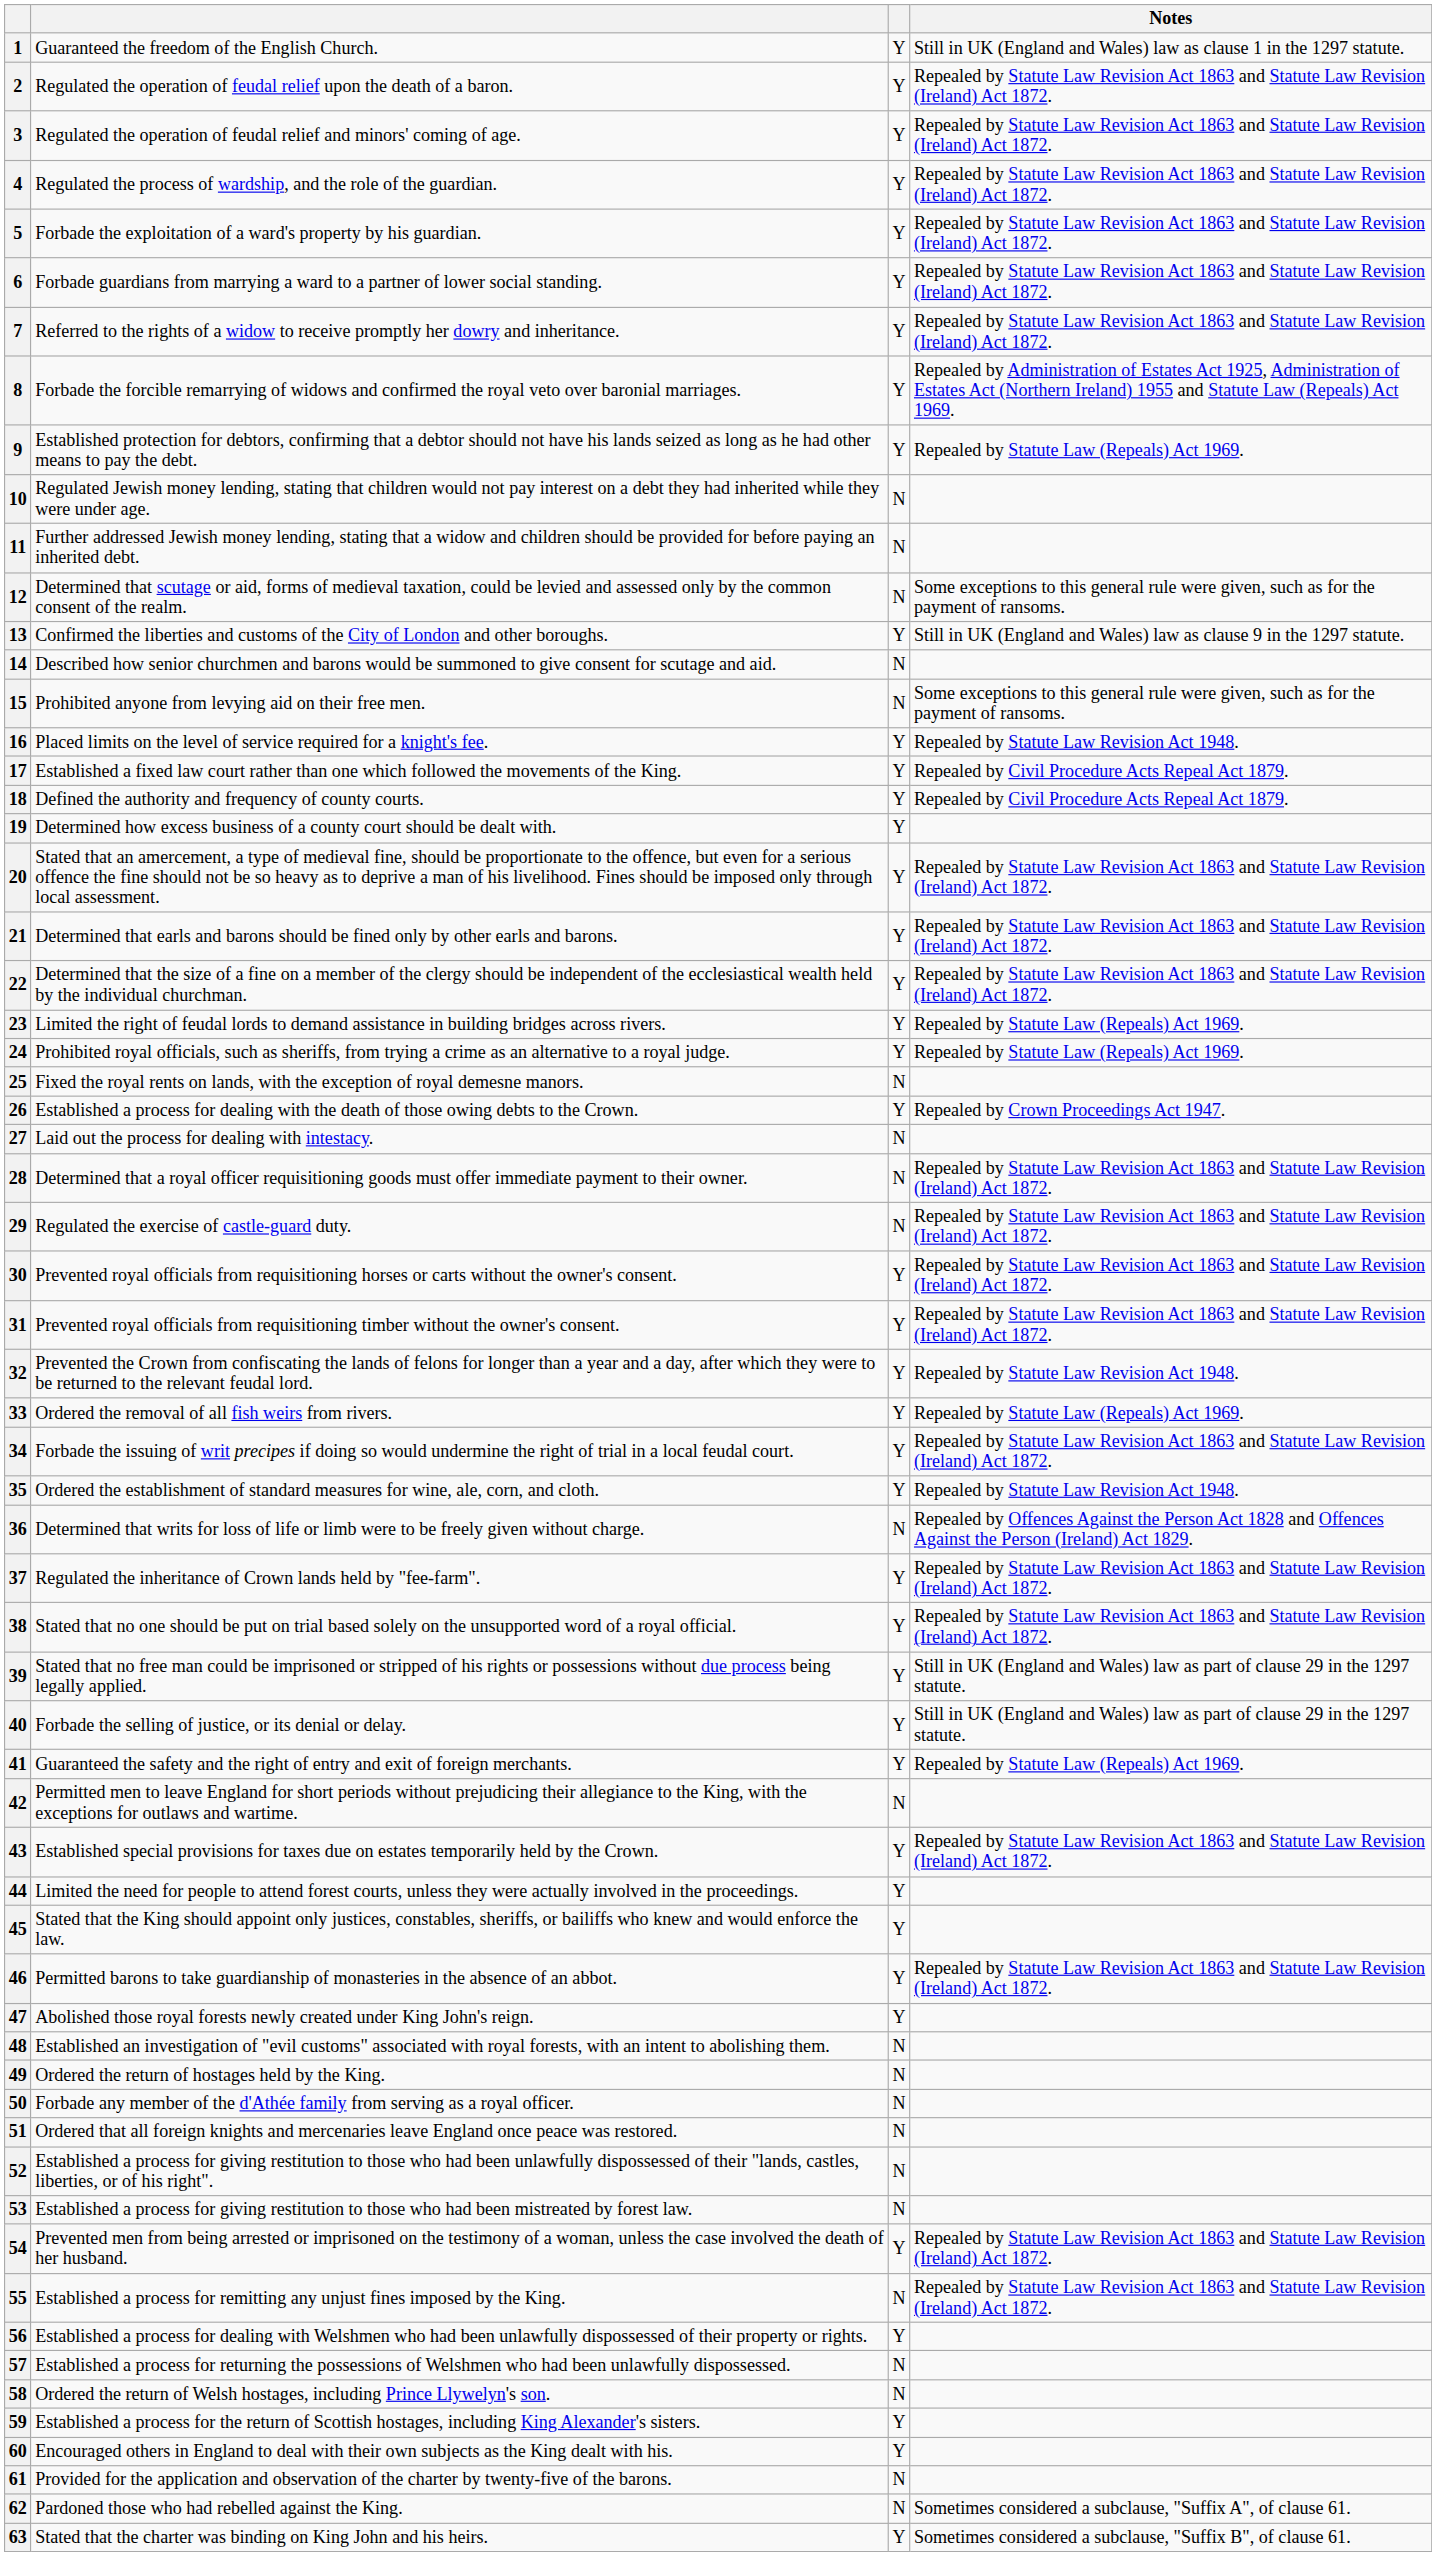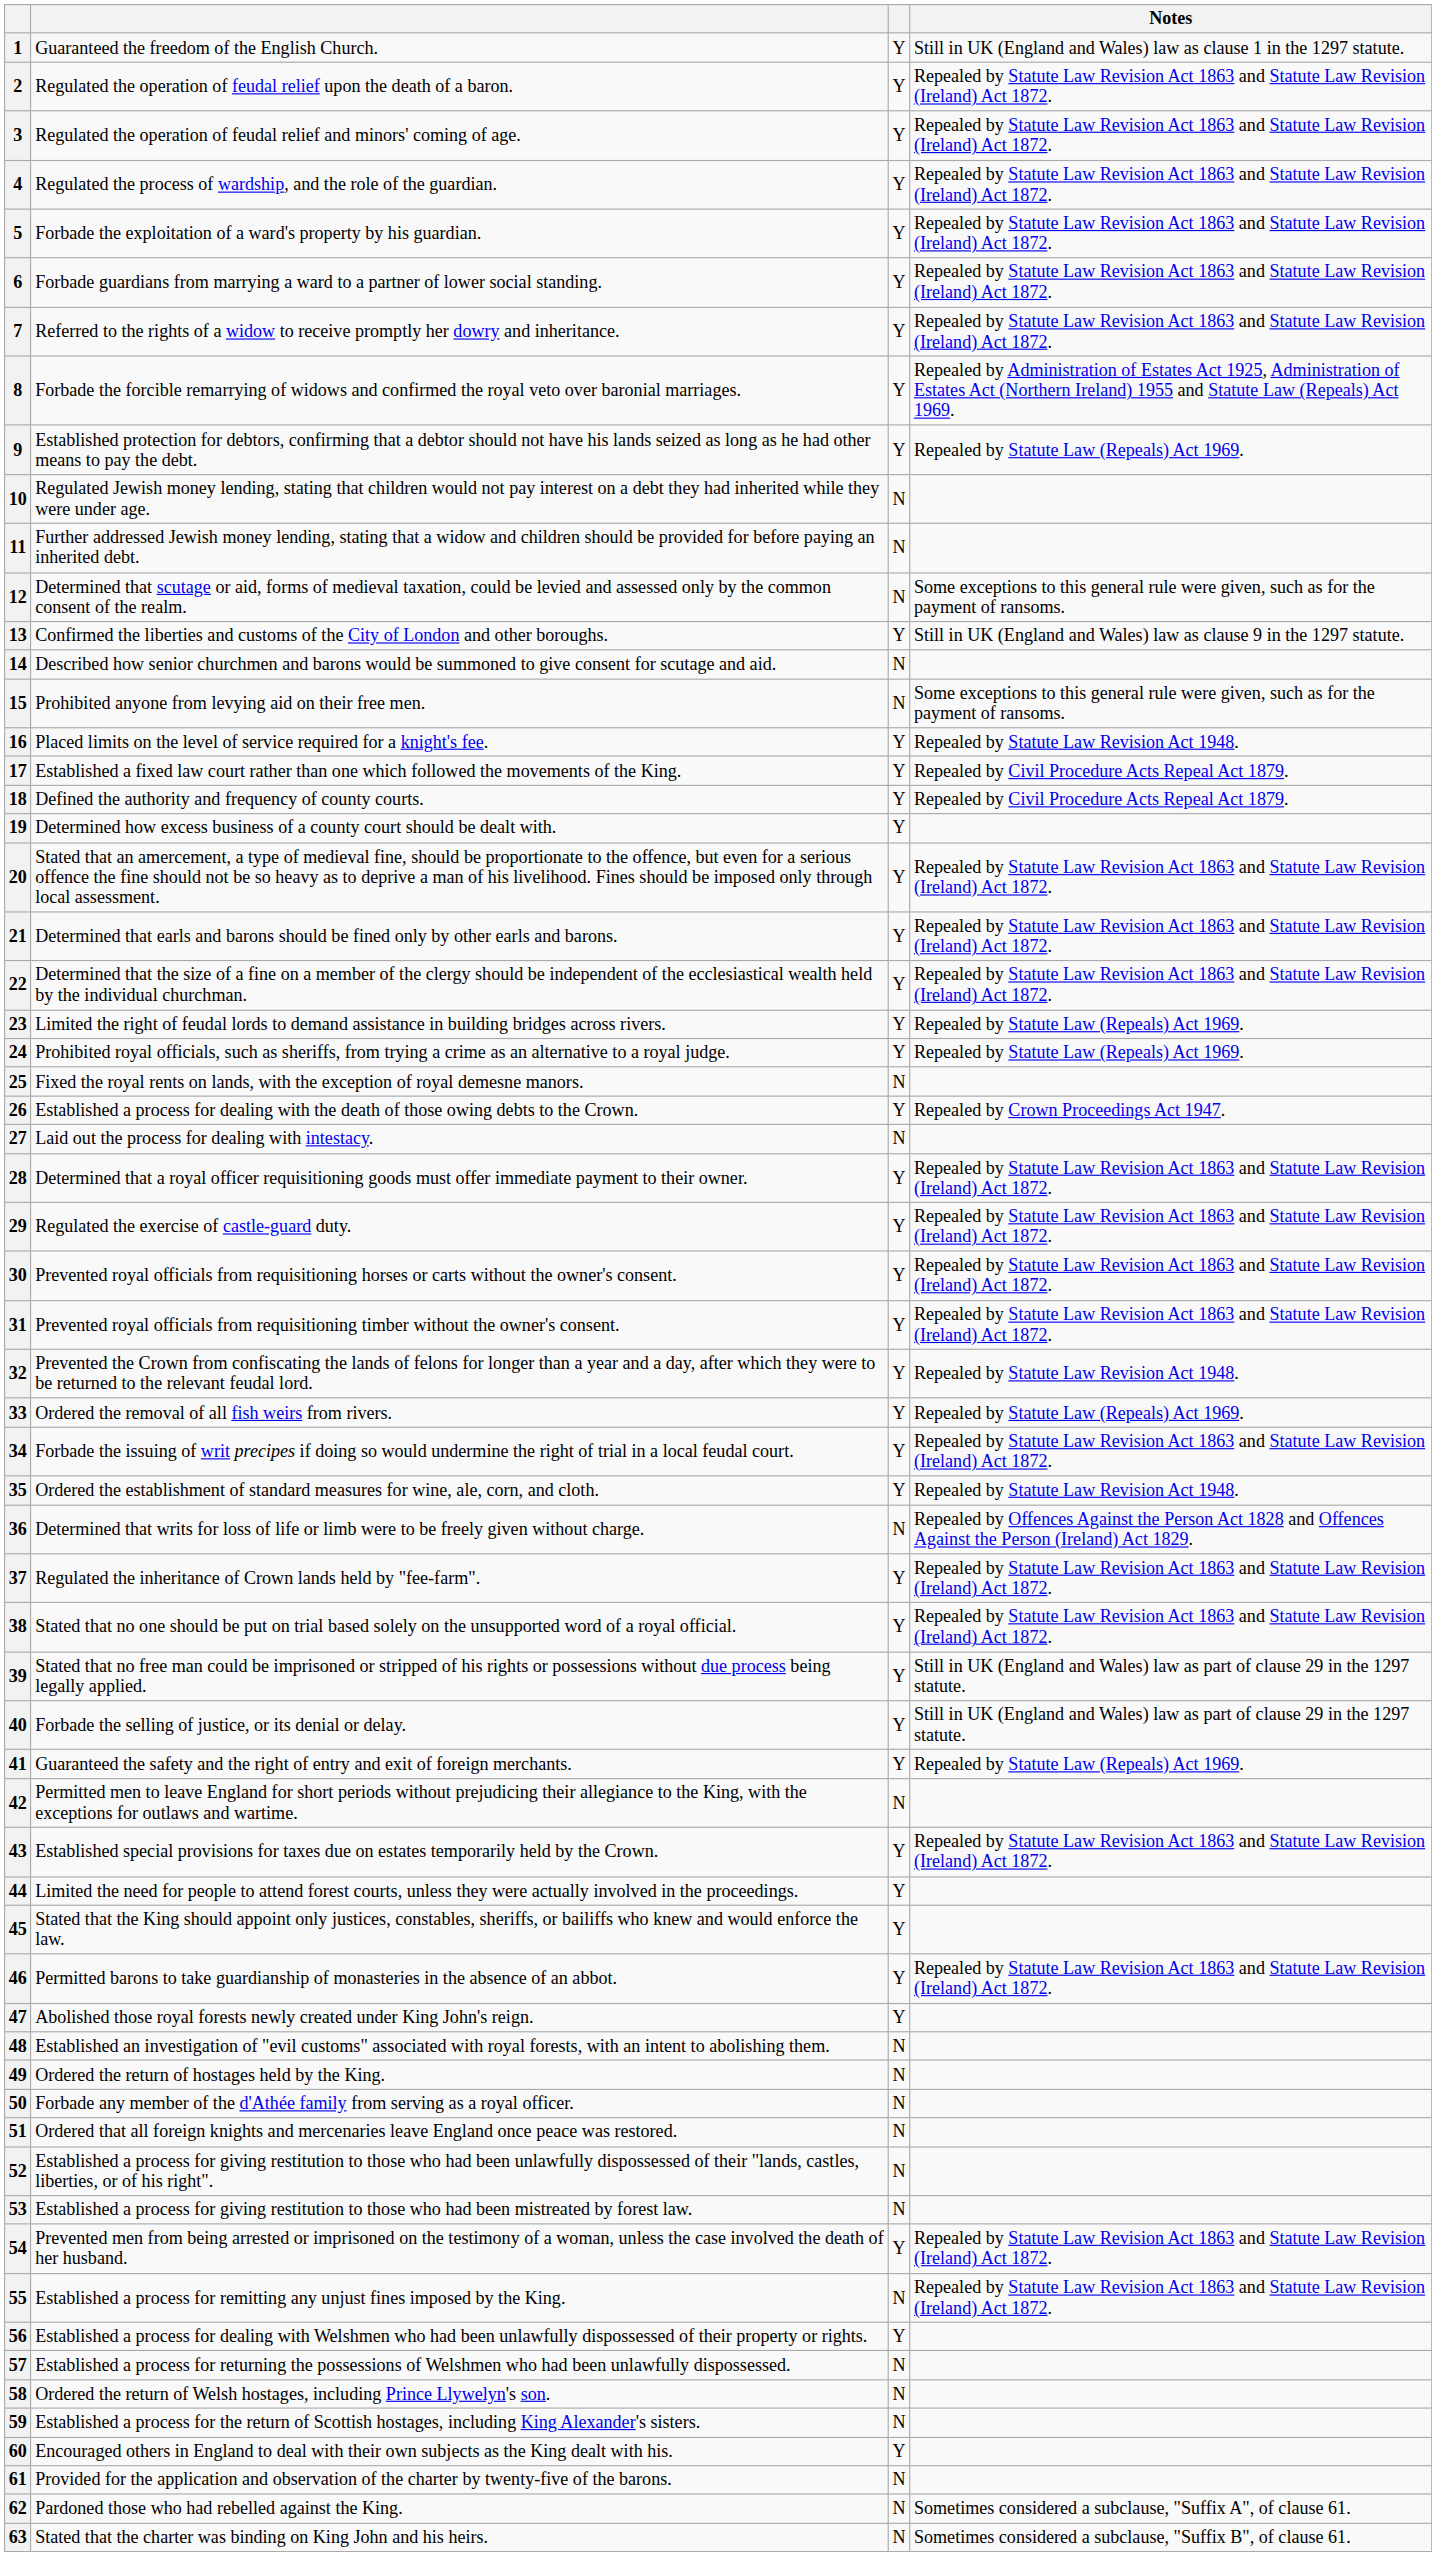(899, 1177) N -> (899, 1177) Y
(899, 1226) N -> (899, 1226) Y
(899, 2422) Y -> (899, 2422) N
(899, 2537) Y -> (899, 2537) N
